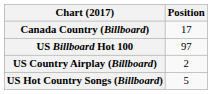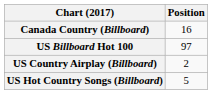(186, 30) 17 -> (186, 30) 16
